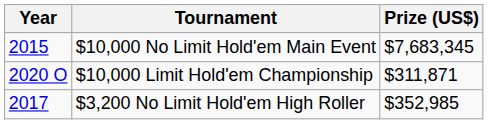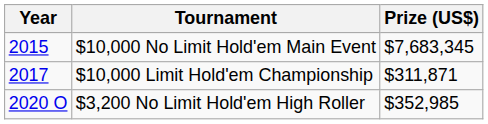(38, 75) 2020 O -> (29, 75) 2017
(29, 103) 2017 -> (38, 103) 2020 O
